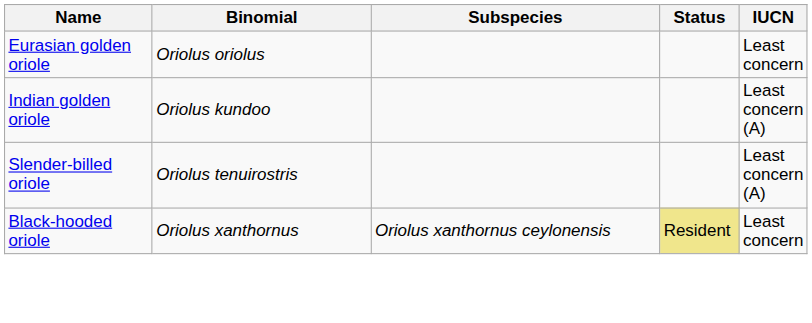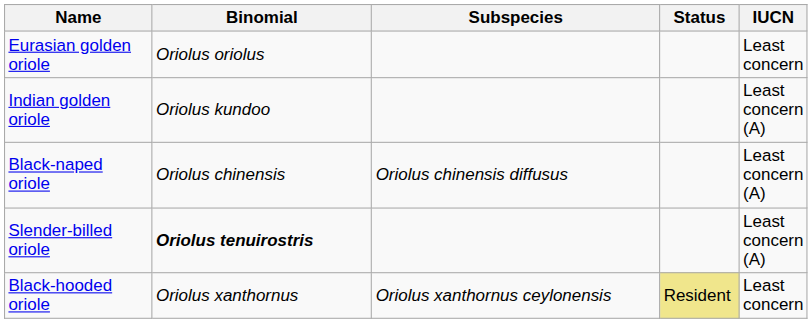+ row: (56, 174)
(227, 174) normal -> (235, 240) bold
